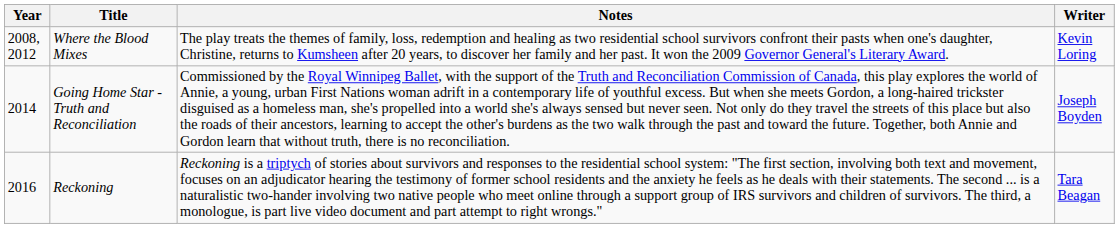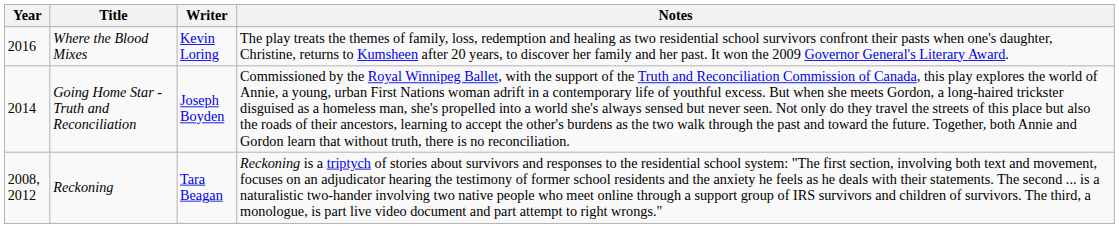columns swapped: (1084, 15) <-> (615, 15)
(24, 46) 2008, 2012 -> (22, 46) 2016
(22, 187) 2016 -> (24, 187) 2008, 2012
